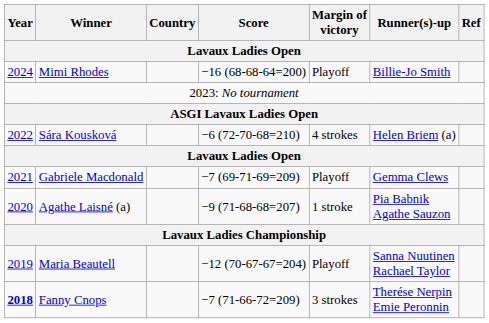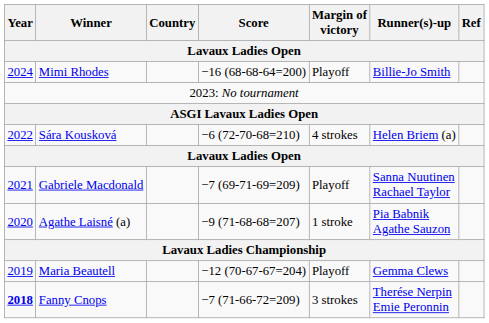(411, 177) Gemma Clews -> (414, 185) Sanna Nuutinen Rachael Taylor
(414, 263) Sanna Nuutinen Rachael Taylor -> (411, 271) Gemma Clews
